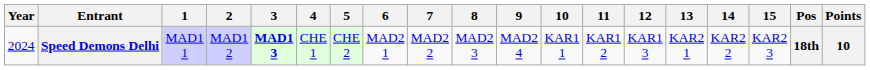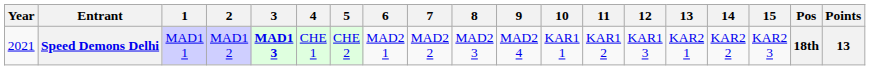(21, 45) 2024 -> (21, 45) 2021
(843, 45) 10 -> (843, 45) 13
